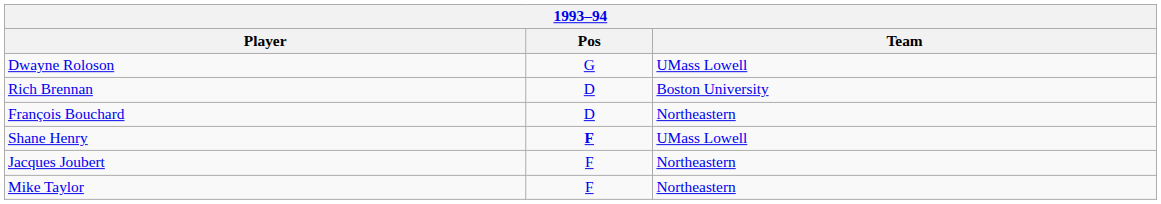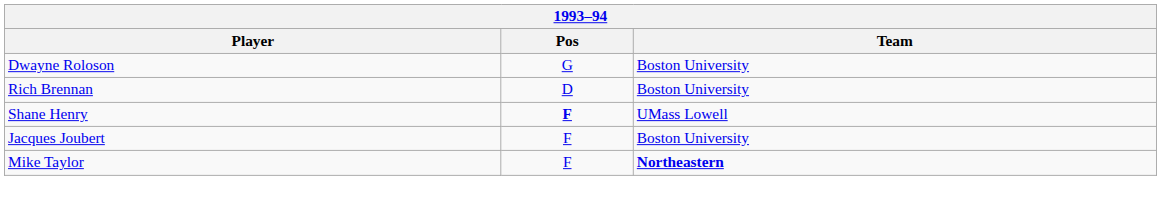(702, 65) UMass Lowell -> (693, 65) Boston University
- row: (66, 114)
(696, 162) Northeastern -> (693, 138) Boston University
(696, 187) normal -> (680, 162) bold
